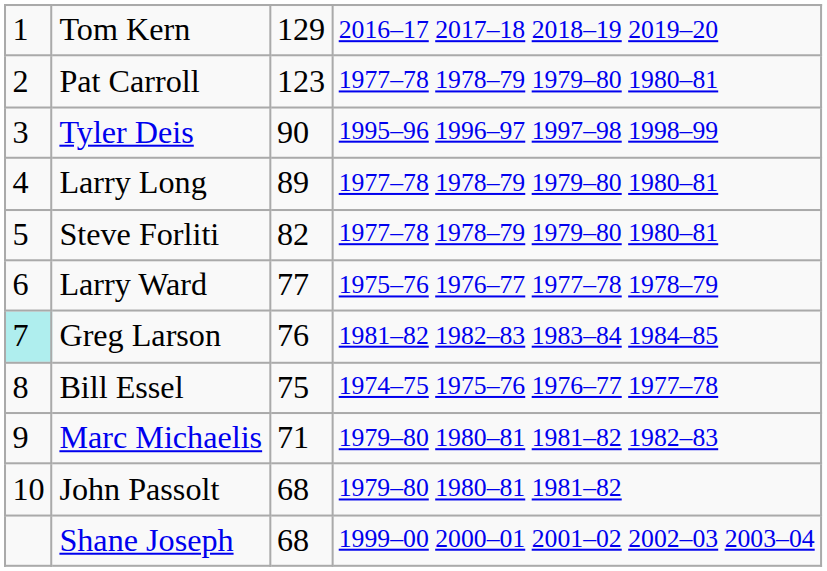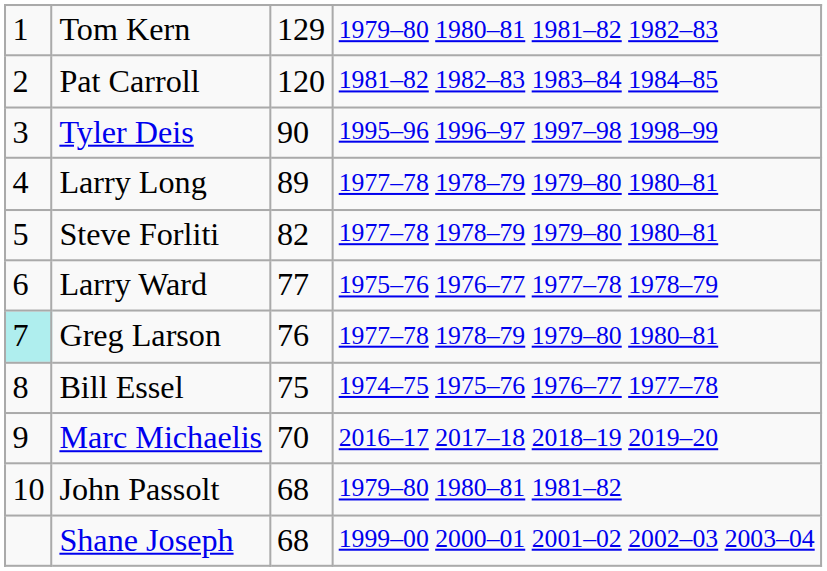(528, 30) 2016–17 2017–18 2018–19 2019–20 -> (528, 30) 1979–80 1980–81 1981–82 1982–83
(301, 81) 123 -> (301, 81) 120
(528, 81) 1977–78 1978–79 1979–80 1980–81 -> (528, 81) 1981–82 1982–83 1983–84 1984–85
(528, 336) 1981–82 1982–83 1983–84 1984–85 -> (528, 336) 1977–78 1978–79 1979–80 1980–81
(293, 438) 71 -> (293, 438) 70
(528, 438) 1979–80 1980–81 1981–82 1982–83 -> (528, 438) 2016–17 2017–18 2018–19 2019–20
